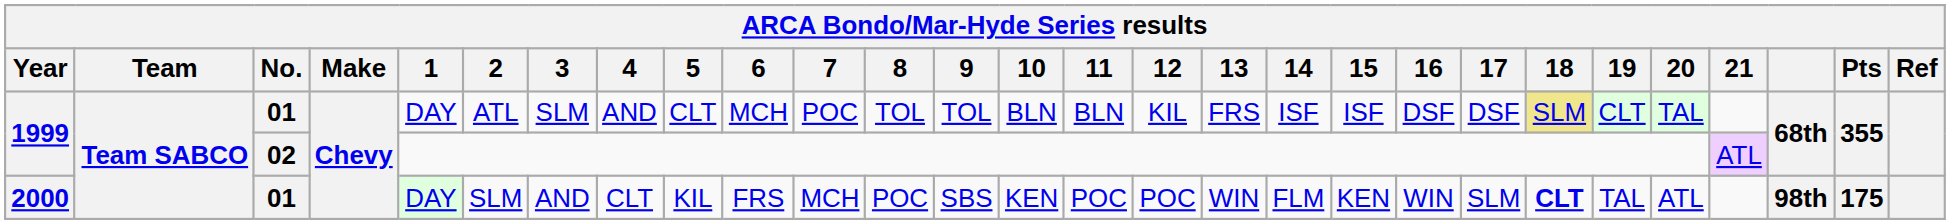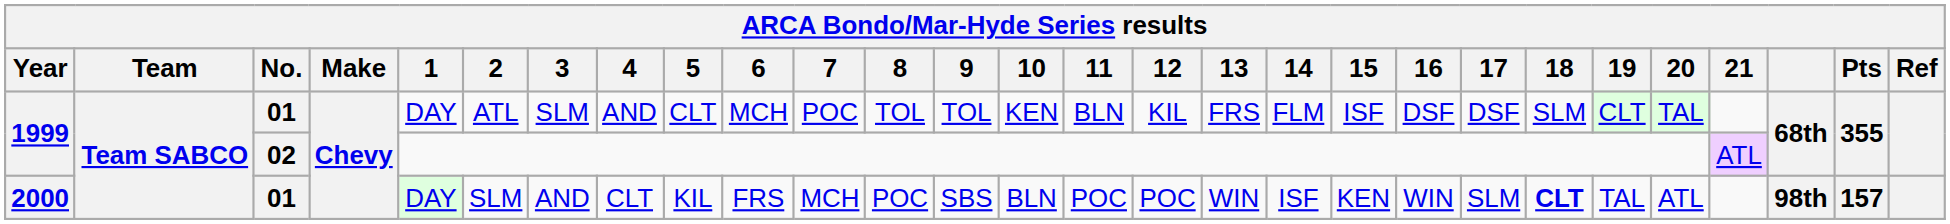(1032, 112) BLN -> (1032, 112) KEN
(1298, 112) ISF -> (1298, 112) FLM
(1559, 112) khaki background -> (1559, 112) no background
(1032, 197) KEN -> (1032, 197) BLN
(1298, 197) FLM -> (1298, 197) ISF
(1862, 197) 175 -> (1862, 197) 157
